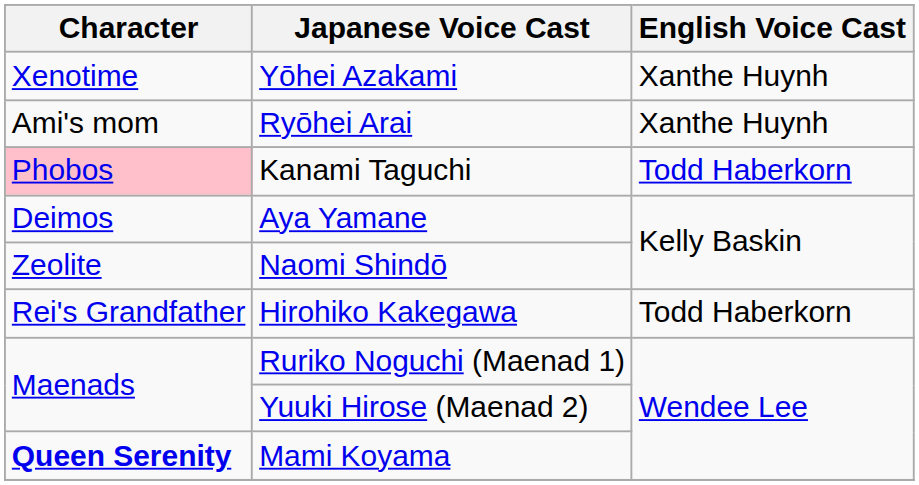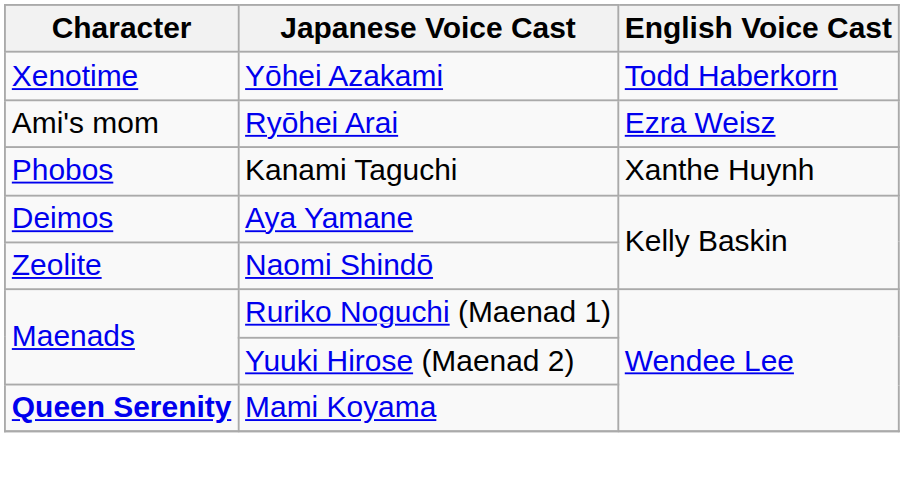(734, 75) Xanthe Huynh -> (731, 75) Todd Haberkorn
(734, 123) Xanthe Huynh -> (700, 123) Ezra Weisz
(63, 170) pink background -> (63, 170) no background
(745, 170) Todd Haberkorn -> (720, 170) Xanthe Huynh
- row: (388, 312)
